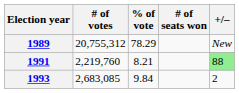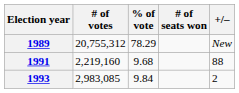(98, 61) 2,219,760 -> (98, 61) 2,219,160
(143, 61) 8.21 -> (143, 61) 9.68
(218, 61) lightgreen background -> (218, 61) no background
(98, 79) 2,683,085 -> (98, 79) 2,983,085
